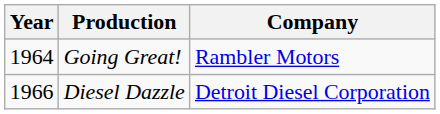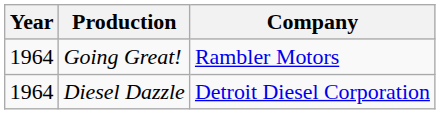(32, 91) 1966 -> (32, 91) 1964
